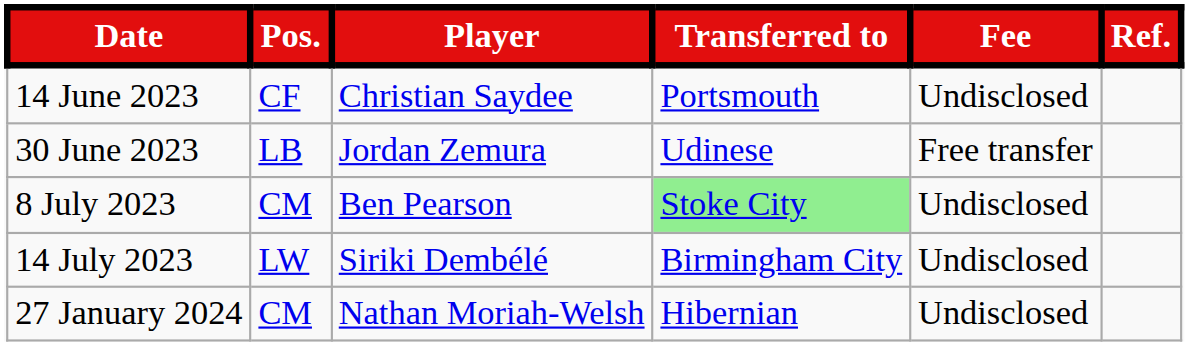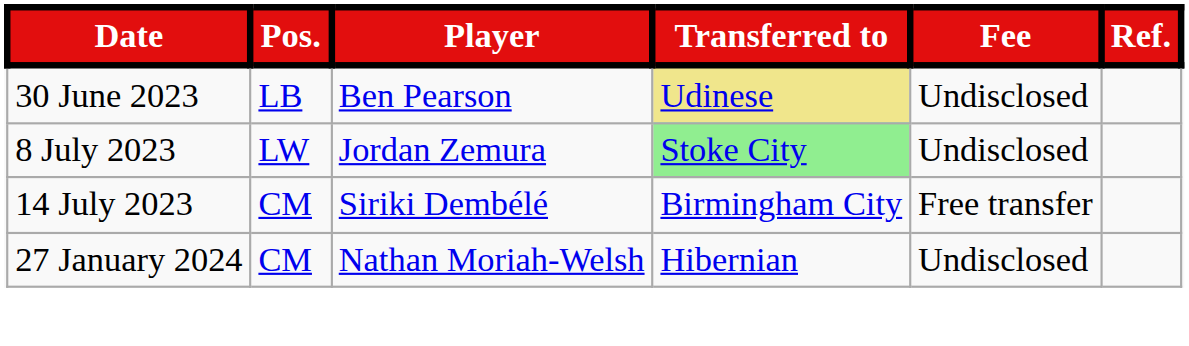- row: (107, 94)
(442, 149) Jordan Zemura -> (425, 94) Ben Pearson
(717, 149) no background -> (717, 94) khaki background
(1005, 149) Free transfer -> (1003, 94) Undisclosed
(285, 204) CM -> (284, 149) LW
(425, 204) Ben Pearson -> (442, 149) Jordan Zemura
(284, 258) LW -> (285, 204) CM
(1003, 258) Undisclosed -> (1005, 204) Free transfer
